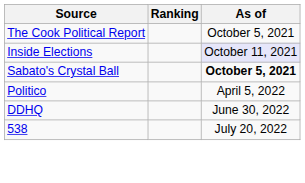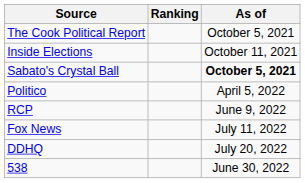(251, 52) lavender background -> (251, 52) no background
+ row: (20, 110)
+ row: (34, 129)
(251, 110) June 30, 2022 -> (251, 149) July 20, 2022
(251, 129) July 20, 2022 -> (251, 168) June 30, 2022
